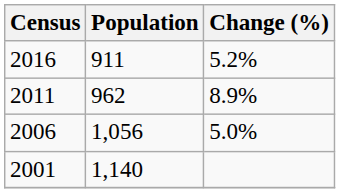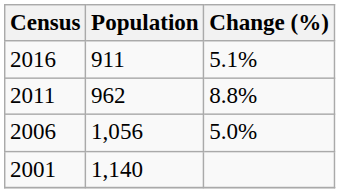(233, 59) 5.2% -> (233, 59) 5.1%
(233, 95) 8.9% -> (233, 95) 8.8%
